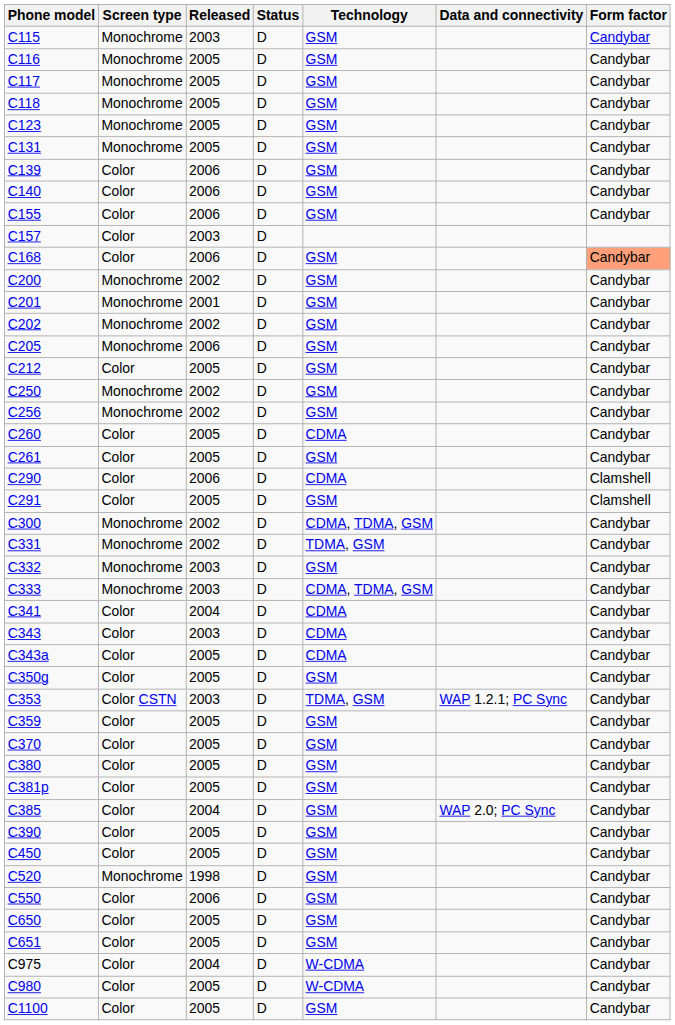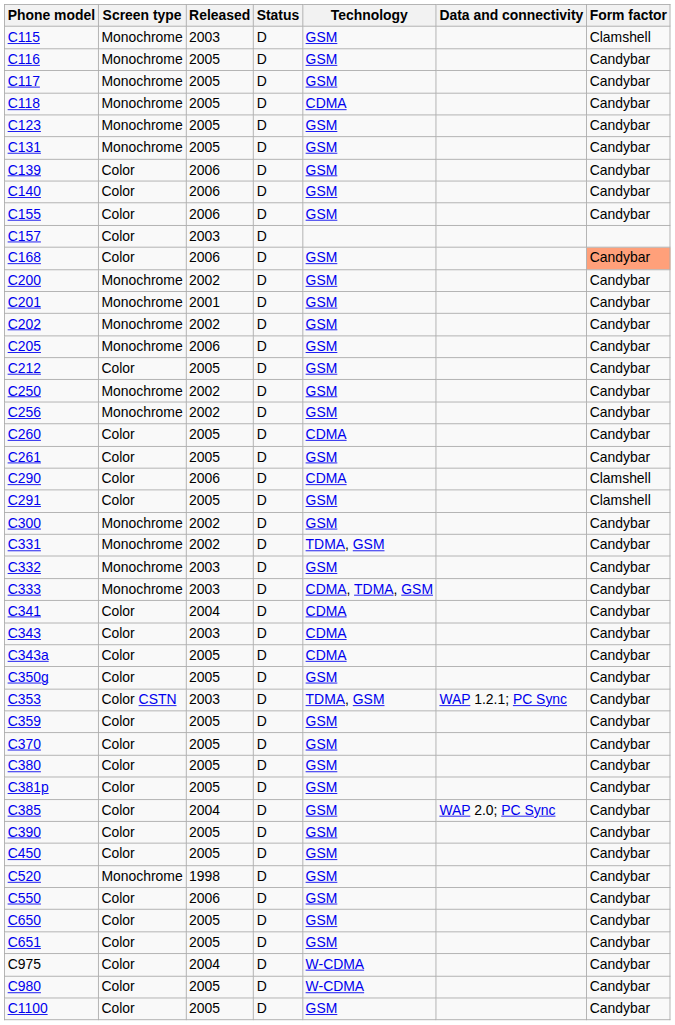(620, 37) Candybar -> (620, 37) Clamshell
(321, 103) GSM -> (326, 103) CDMA
(369, 523) CDMA, TDMA, GSM -> (321, 523) GSM
